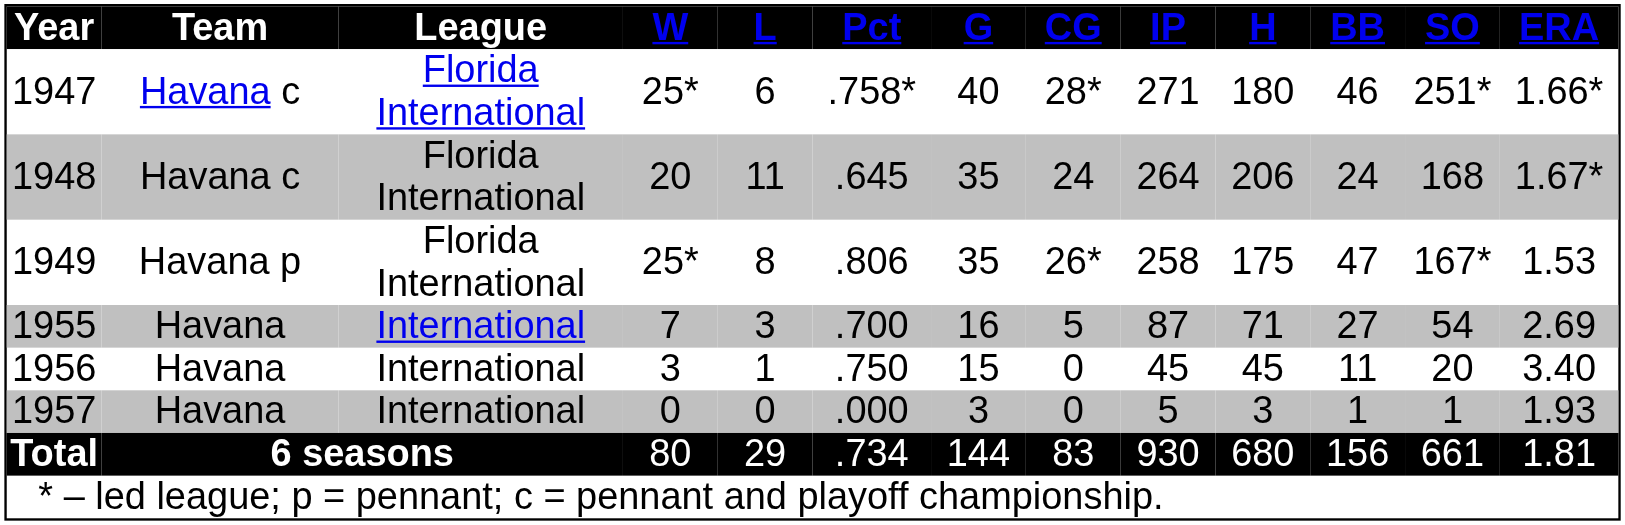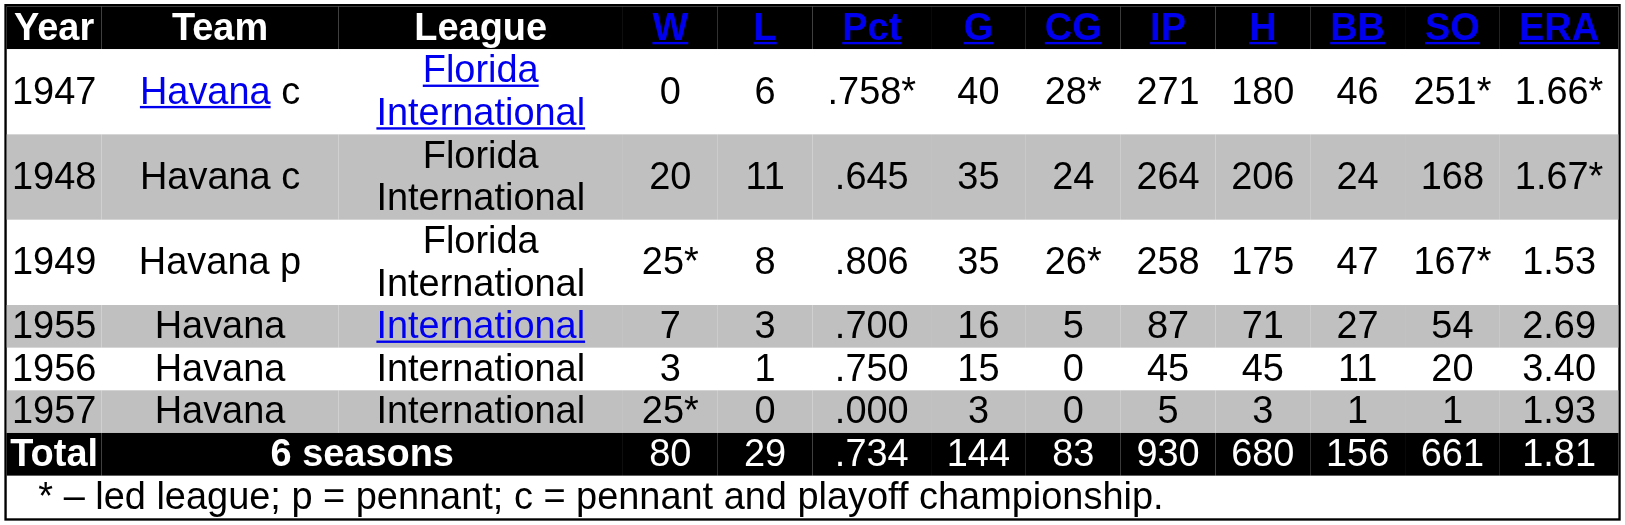(670, 91) 25* -> (670, 91) 0
(670, 410) 0 -> (670, 410) 25*
